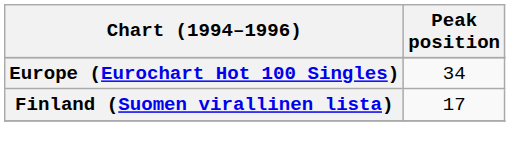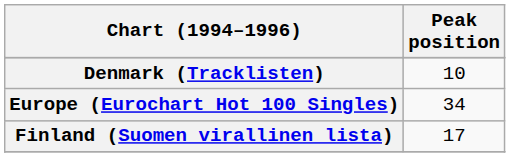+ row: (204, 74)
